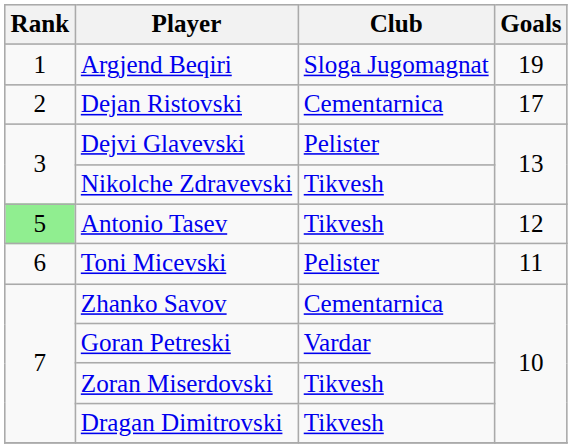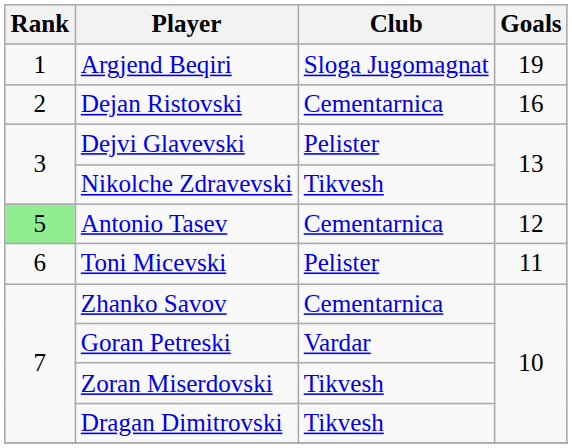(531, 104) 17 -> (531, 104) 16
(344, 223) Tikvesh -> (373, 223) Cementarnica
